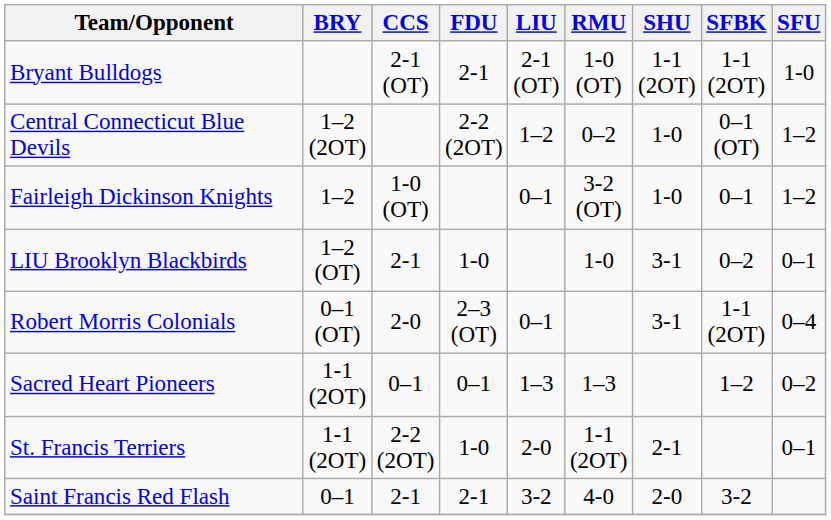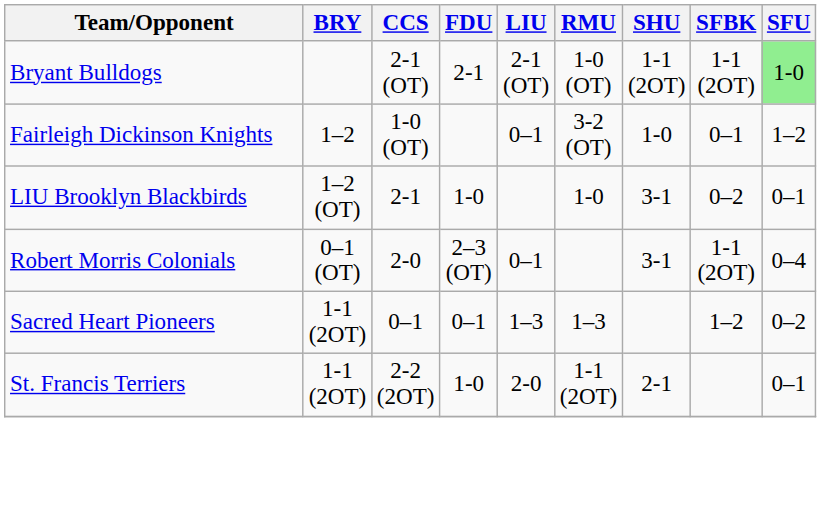(799, 72) no background -> (789, 72) lightgreen background
- row: (127, 134)
- row: (120, 496)
